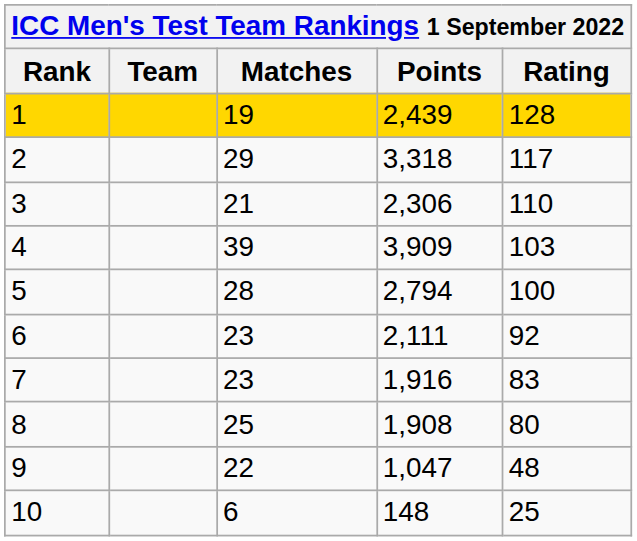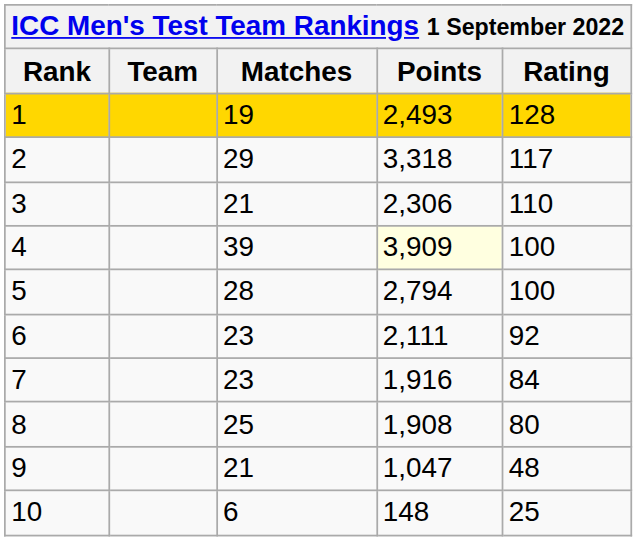(418, 114) 2,439 -> (418, 114) 2,493
(418, 247) no background -> (418, 247) lightyellow background
(532, 247) 103 -> (532, 247) 100
(524, 379) 83 -> (524, 379) 84
(238, 468) 22 -> (238, 468) 21
